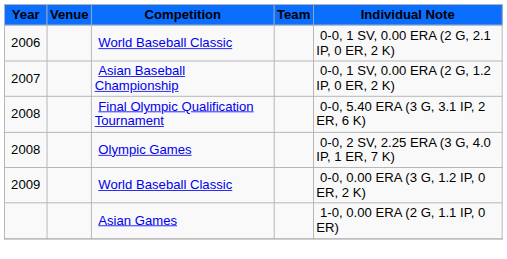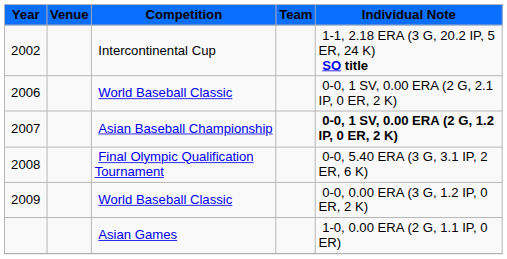+ row: (26, 50)
(404, 78) normal -> (406, 128) bold
- row: (26, 149)
